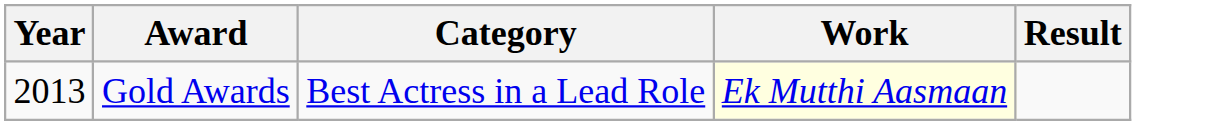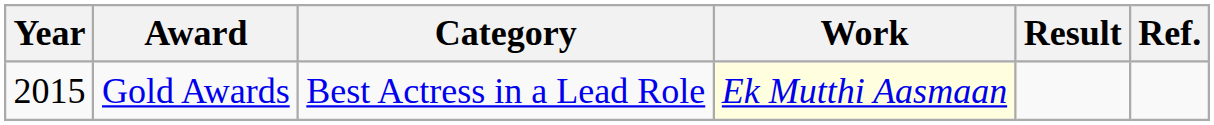+ column: (1170, 33)
(49, 90) 2013 -> (49, 90) 2015
